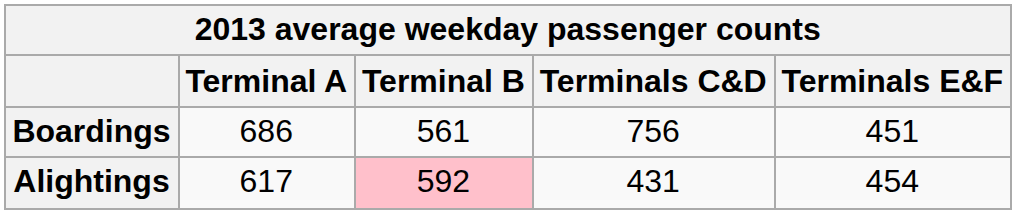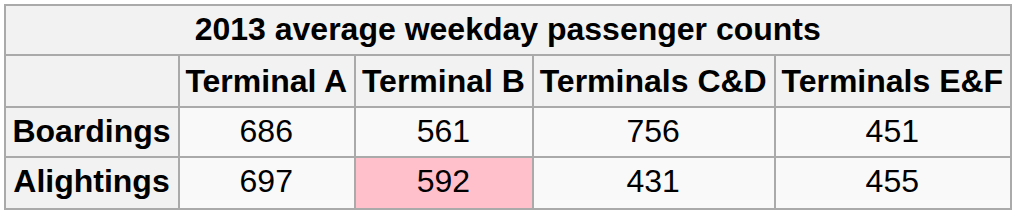(266, 182) 617 -> (266, 182) 697
(892, 182) 454 -> (892, 182) 455
